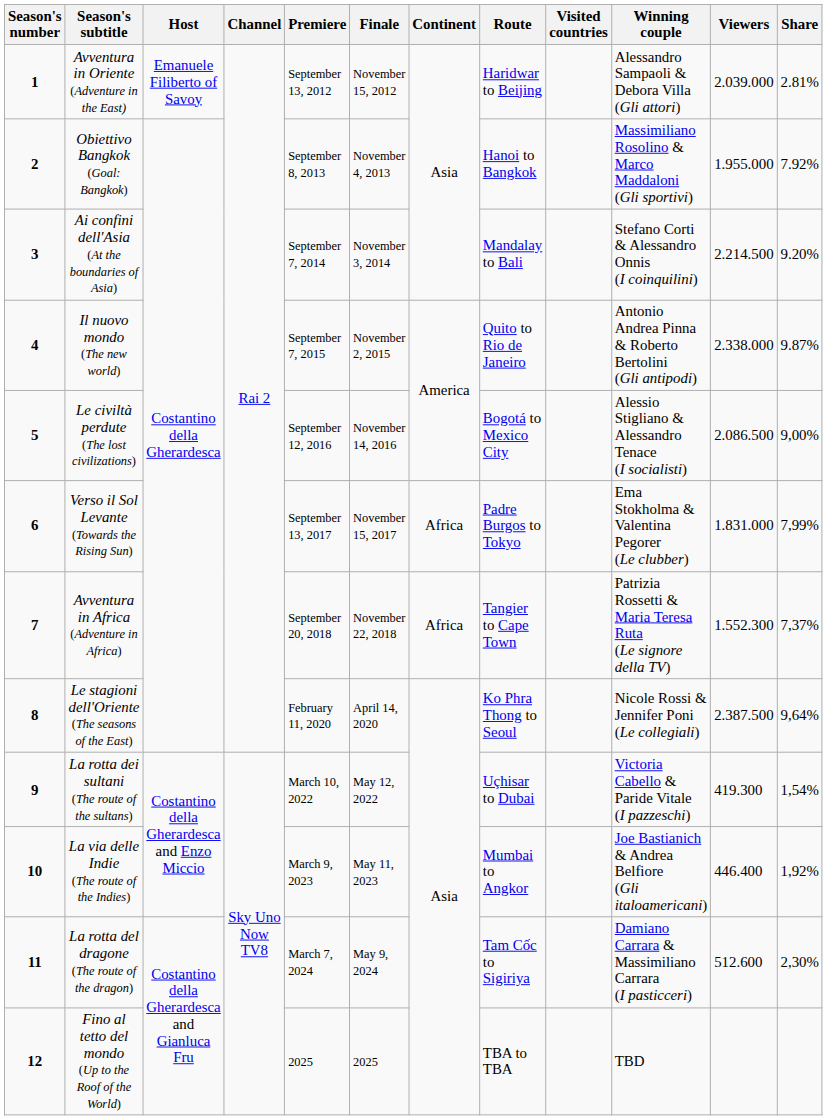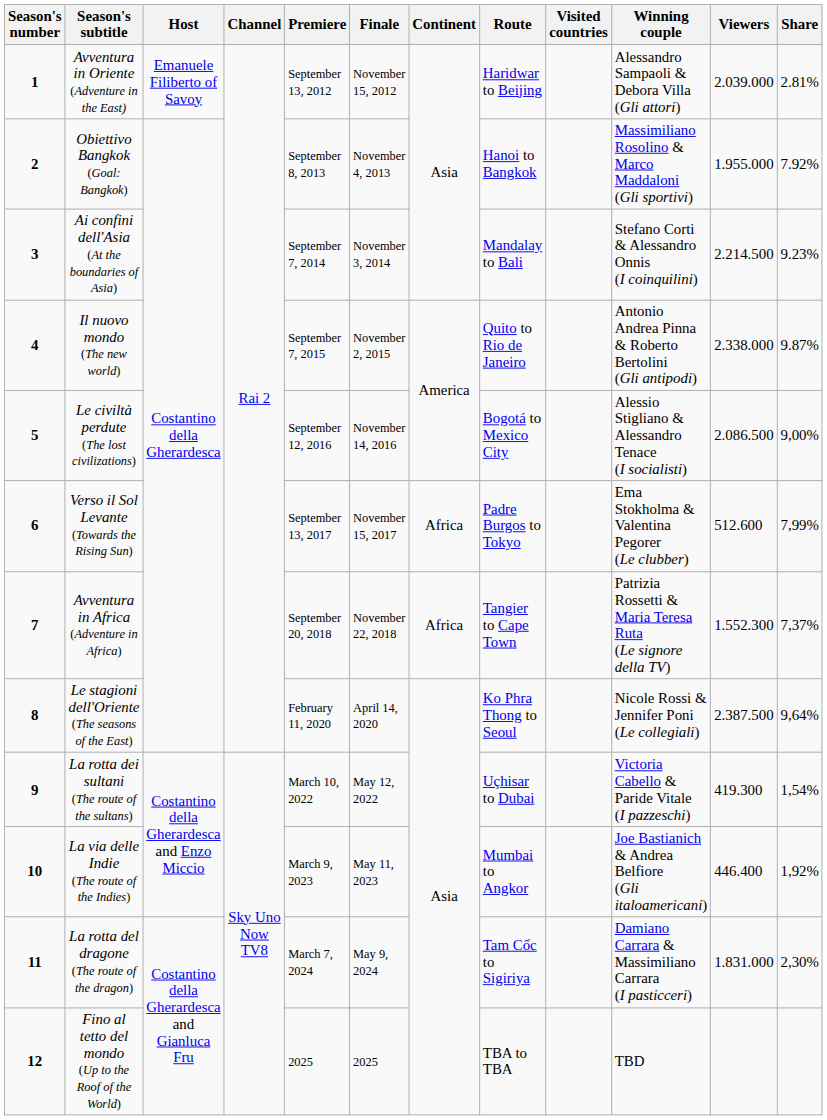(800, 254) 9.20% -> (800, 254) 9.23%
(744, 526) 1.831.000 -> (738, 526) 512.600
(738, 962) 512.600 -> (744, 962) 1.831.000
